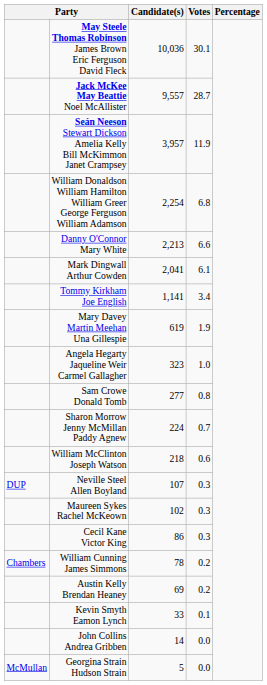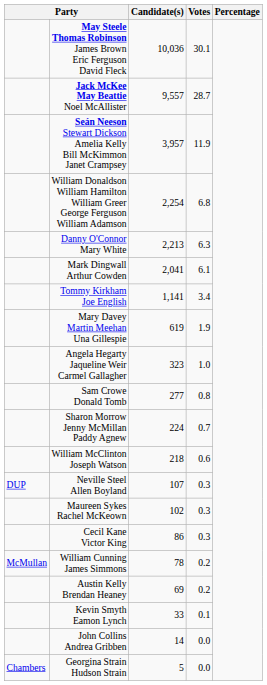(204, 244) 6.6 -> (204, 244) 6.3
(26, 563) Chambers -> (27, 563) McMullan
(27, 667) McMullan -> (26, 667) Chambers
